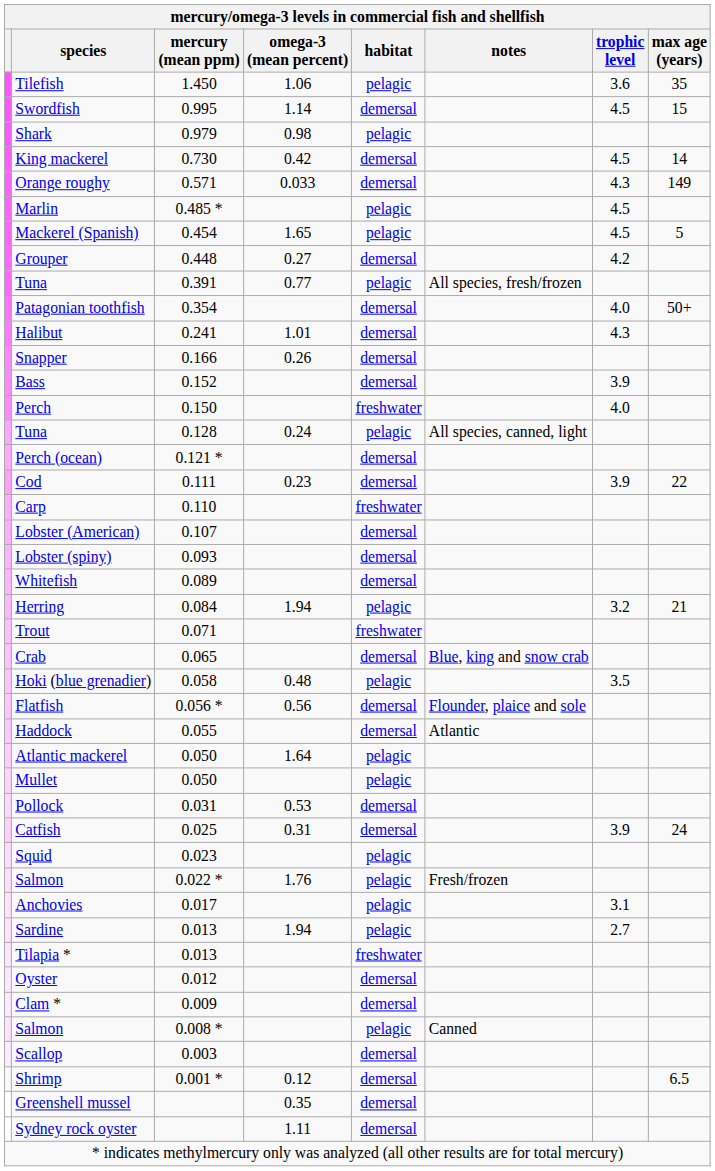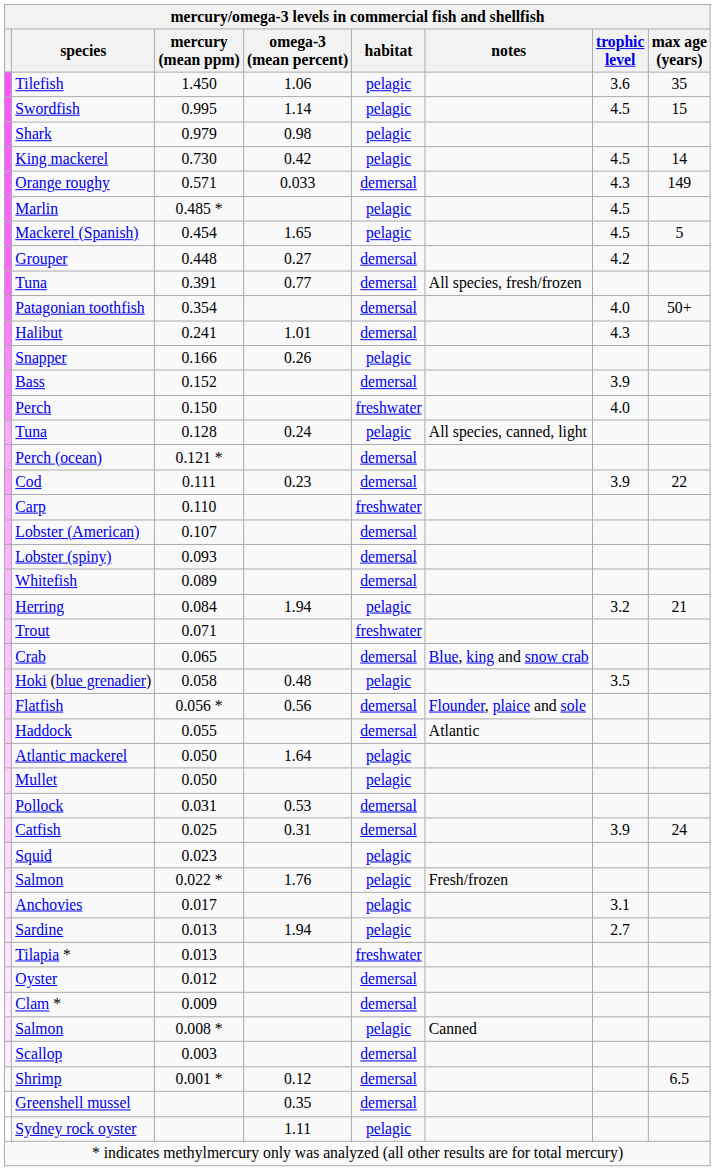(389, 109) demersal -> (389, 109) pelagic
(389, 158) demersal -> (389, 158) pelagic
(389, 283) pelagic -> (389, 283) demersal
(389, 357) demersal -> (389, 357) pelagic
(389, 1128) demersal -> (389, 1128) pelagic
